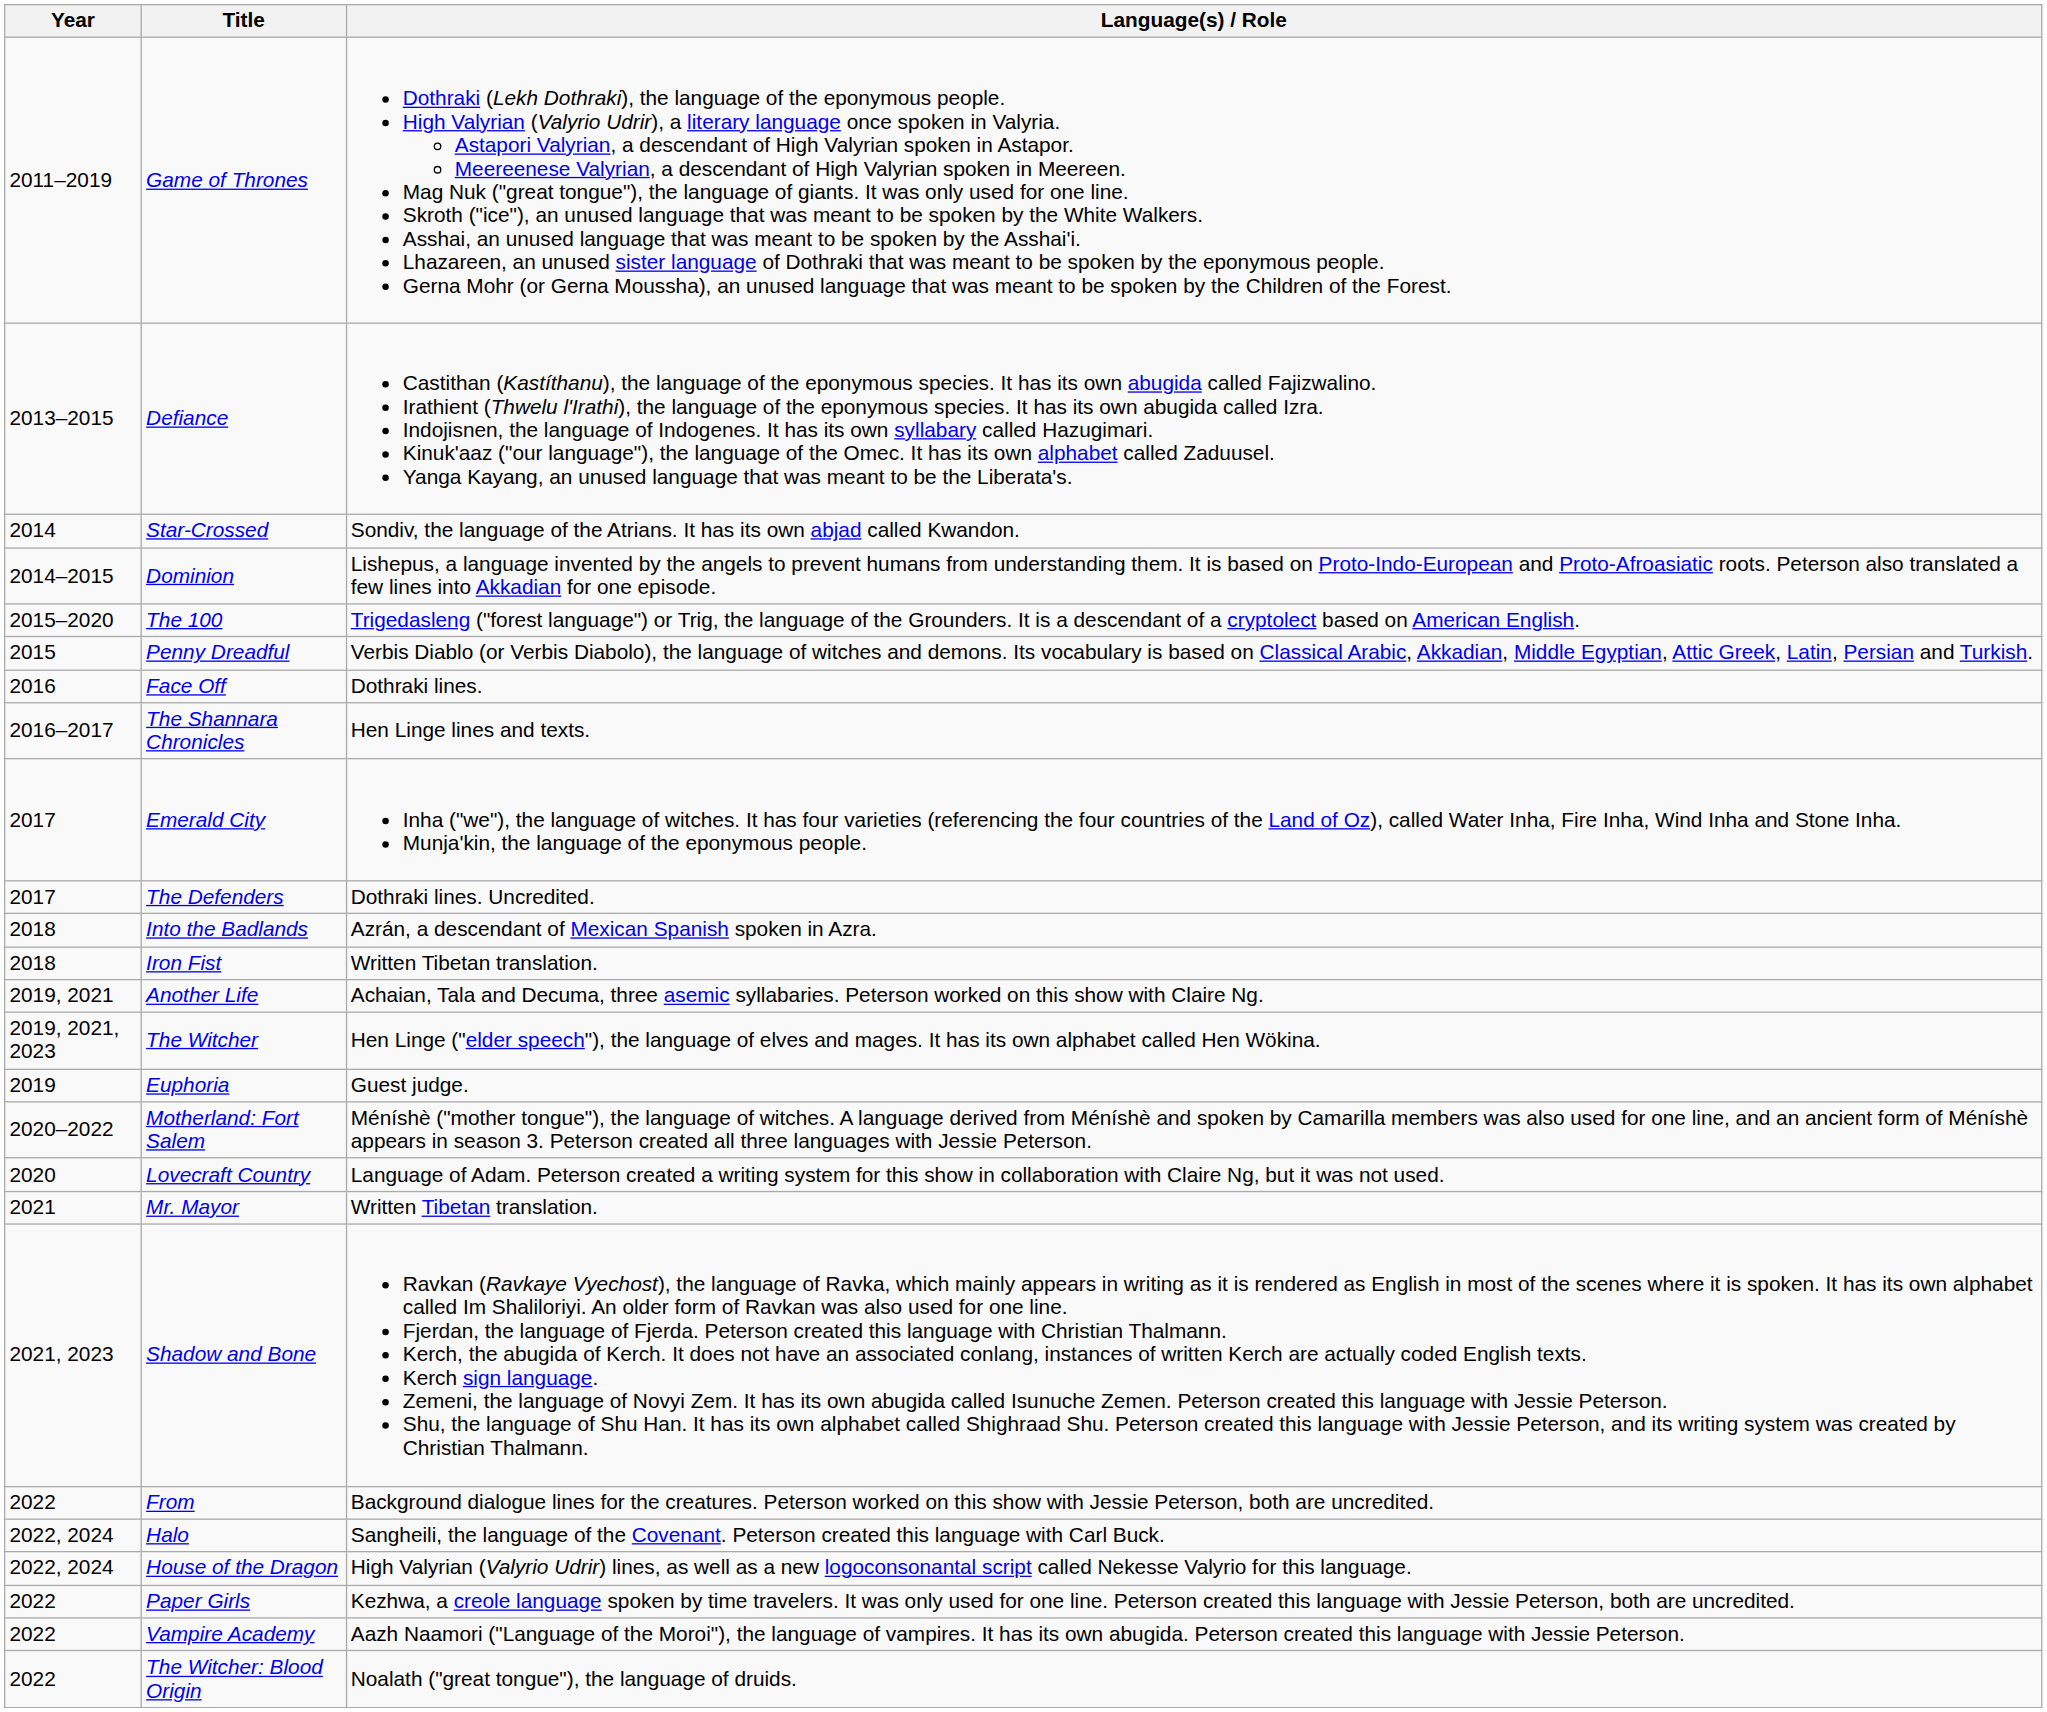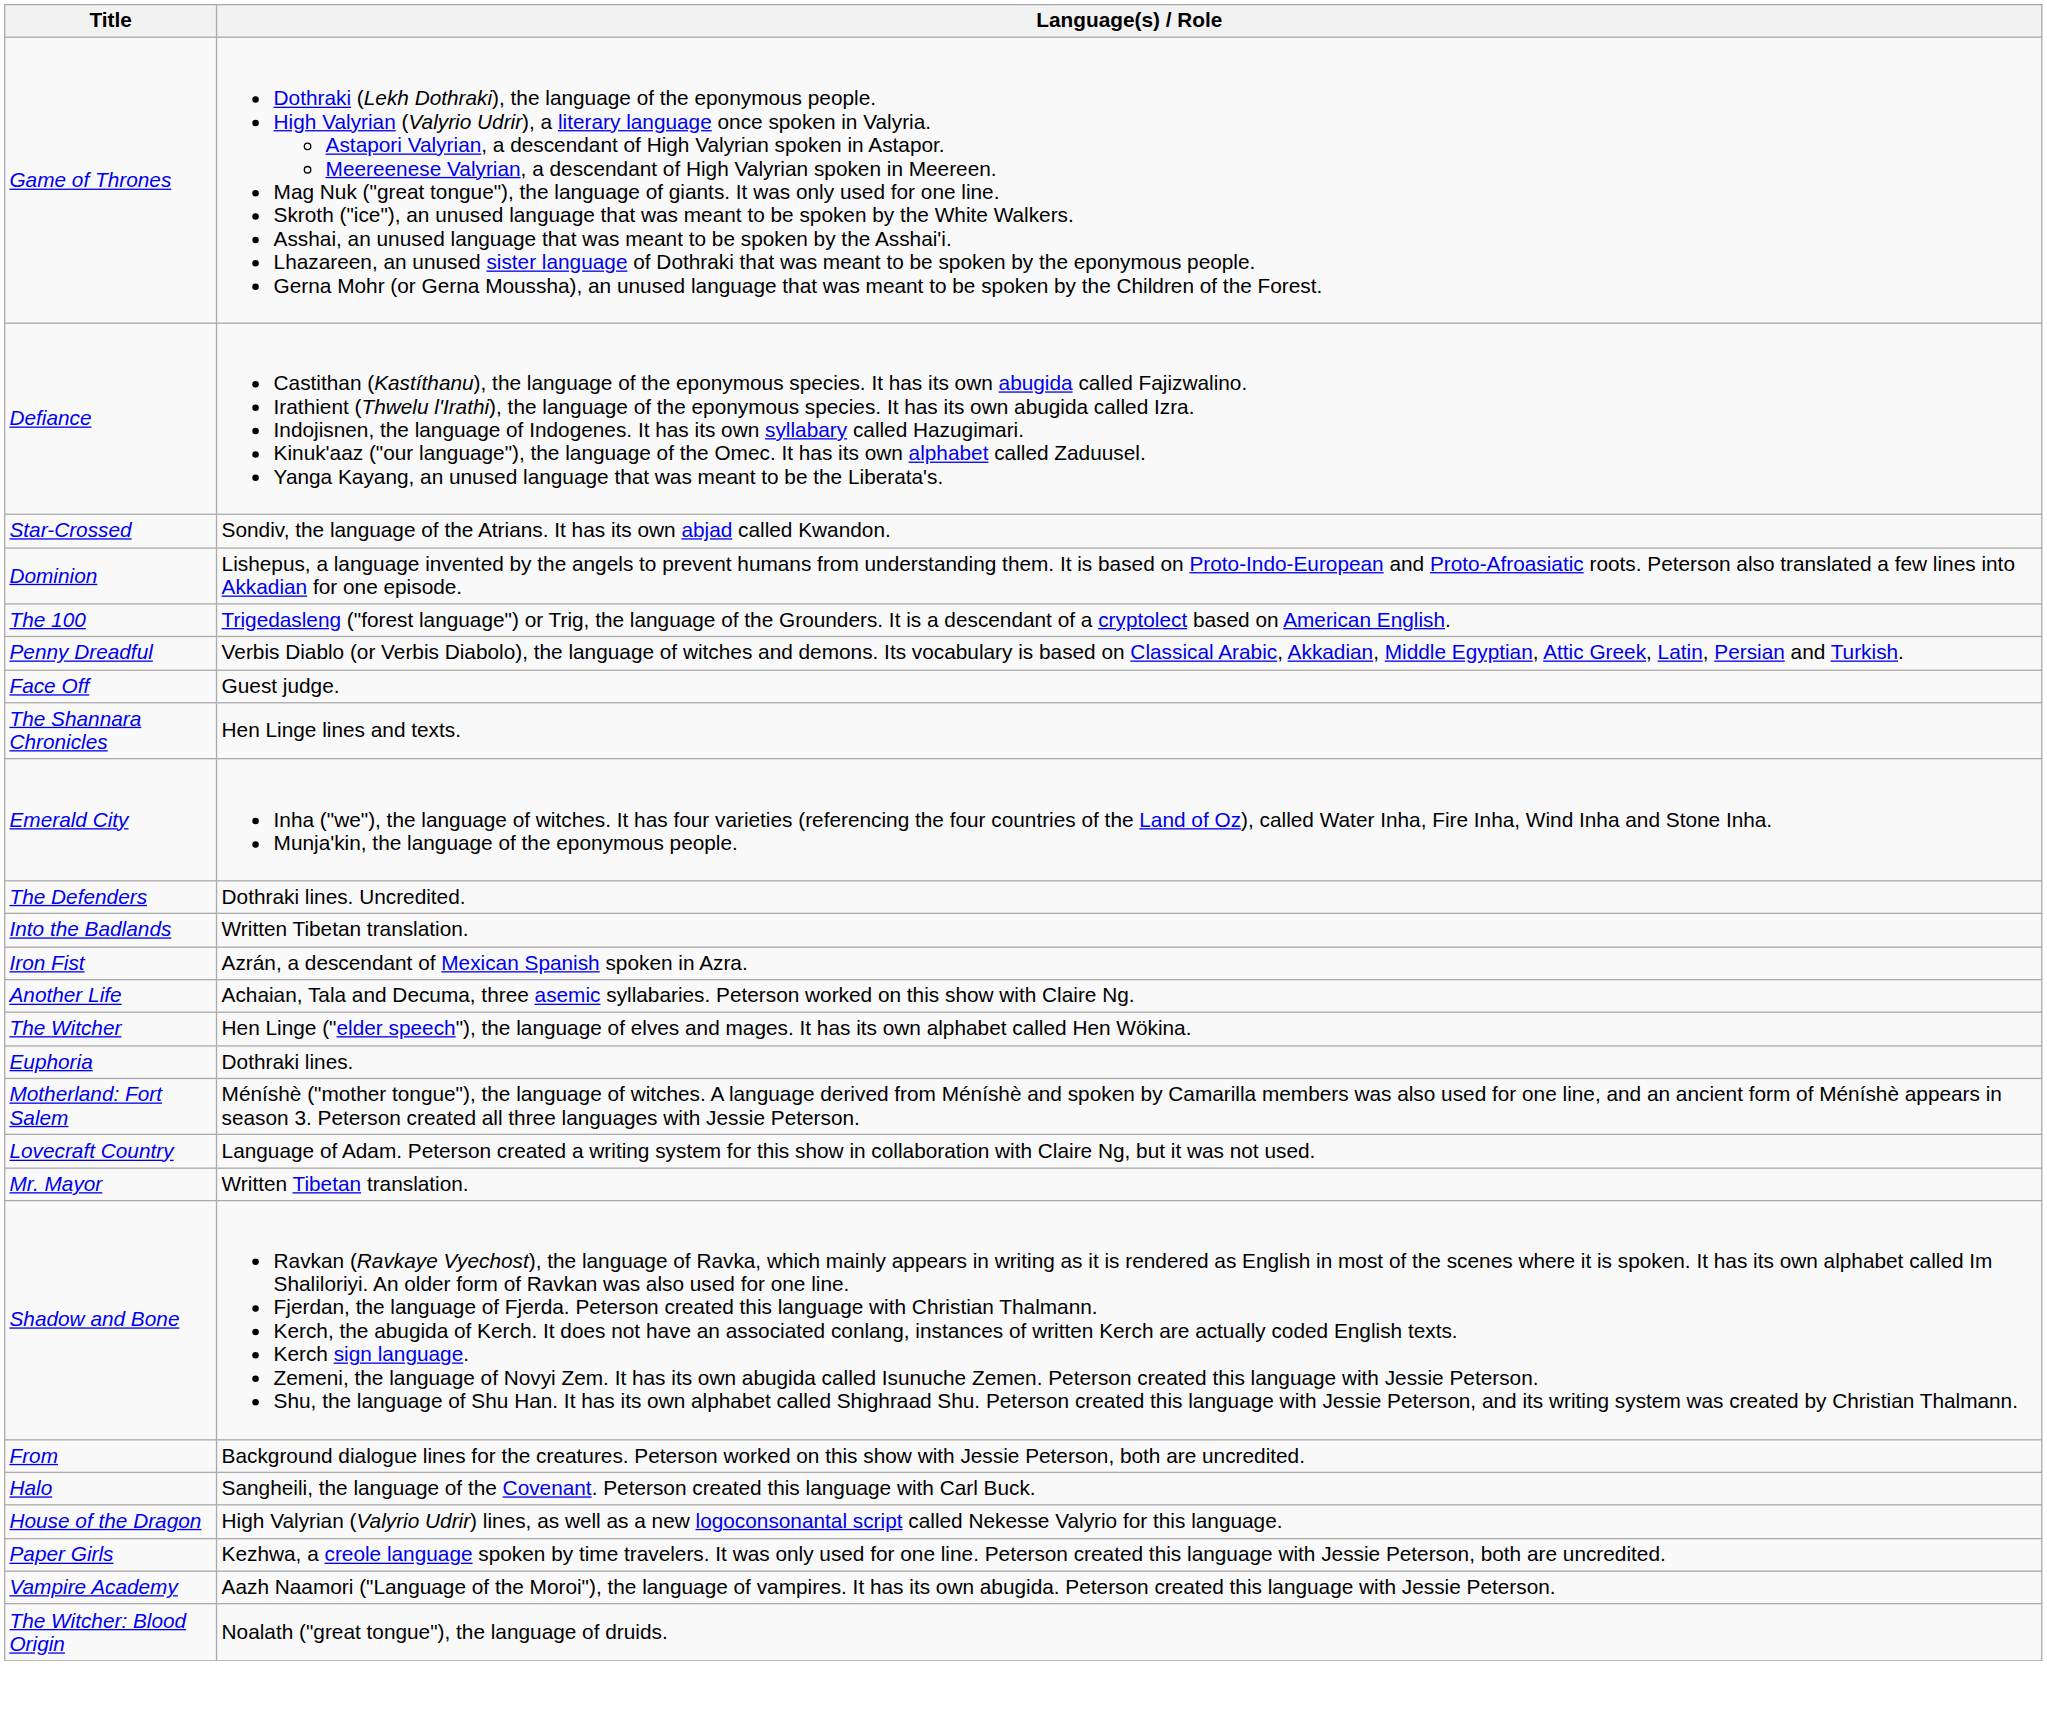- column: (73, 20)
(417, 686) Dothraki lines. -> (281, 686) Guest judge.
(614, 929) Azrán, a descendant of Mexican Spanish spoken in Azra. -> (345, 929) Written Tibetan translation.
(474, 962) Written Tibetan translation. -> (485, 962) Azrán, a descendant of Mexican Spanish spoken in Azra.
(410, 1085) Guest judge. -> (287, 1061) Dothraki lines.
